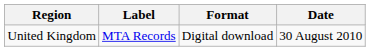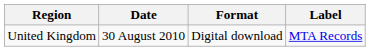columns swapped: (321, 14) <-> (139, 14)
